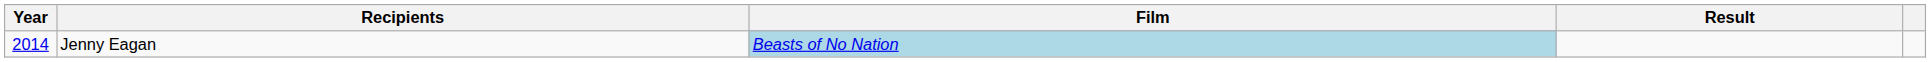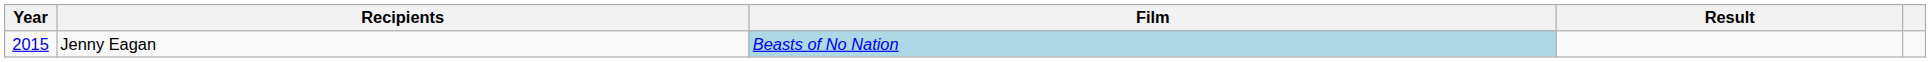(31, 44) 2014 -> (31, 44) 2015
